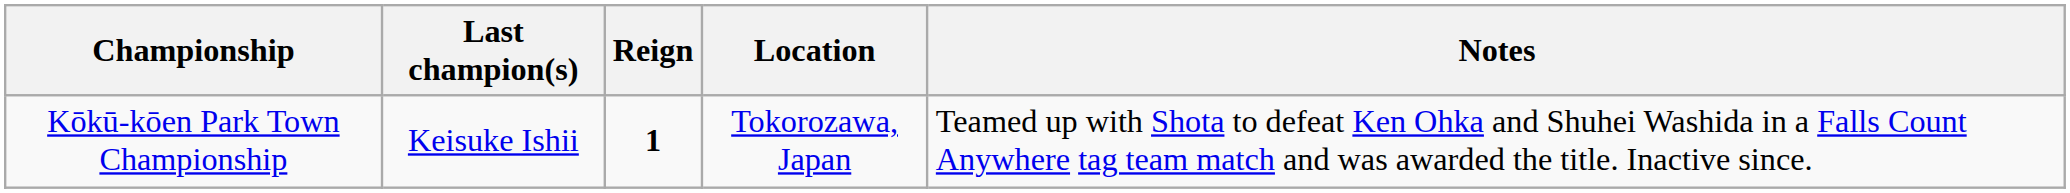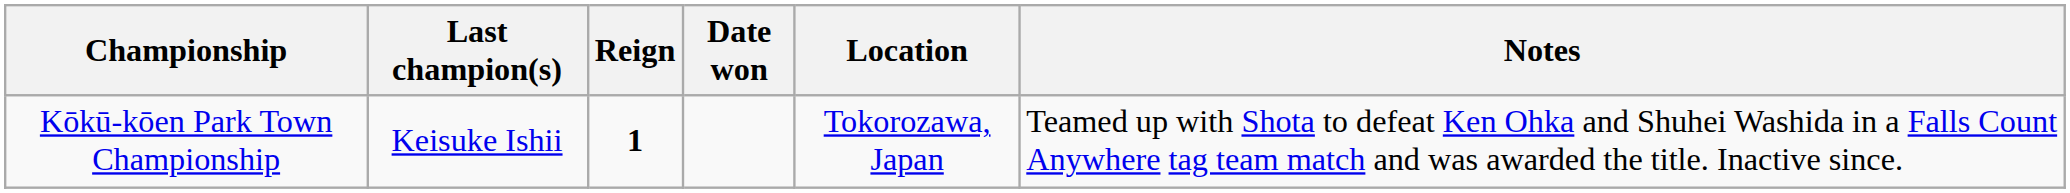+ column: (739, 49)
